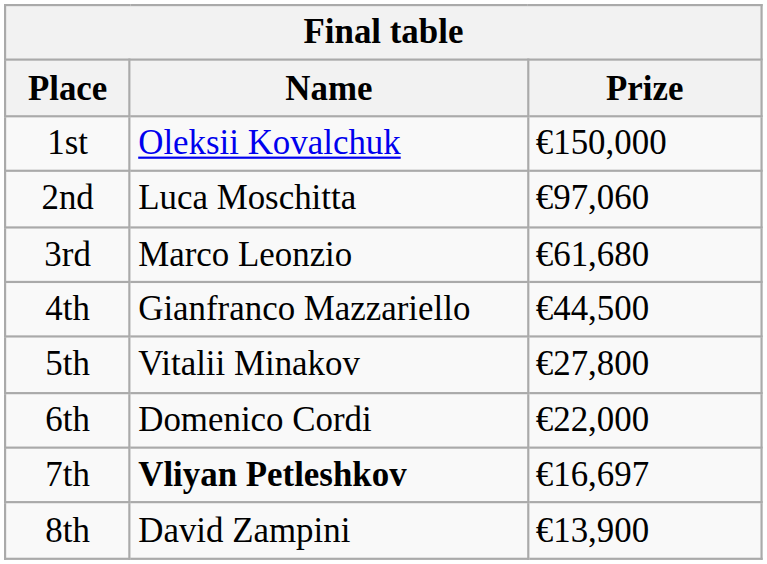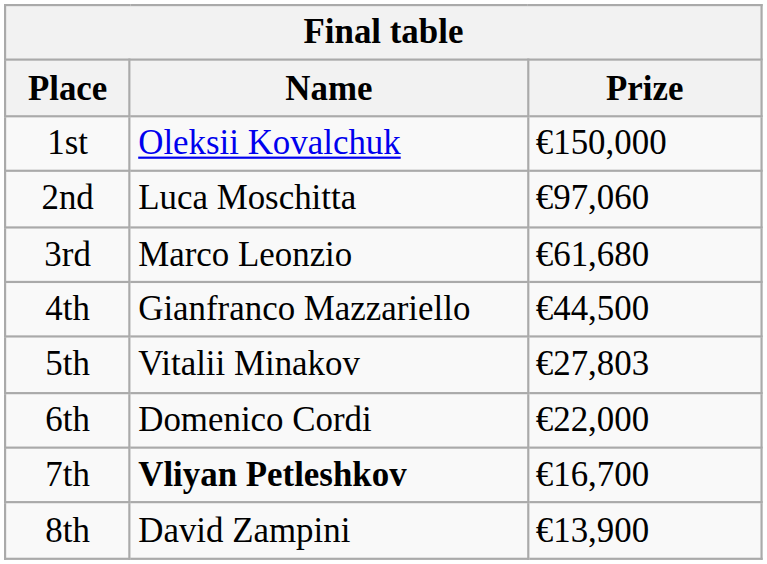(592, 364) €27,800 -> (592, 364) €27,803
(592, 474) €16,697 -> (592, 474) €16,700
